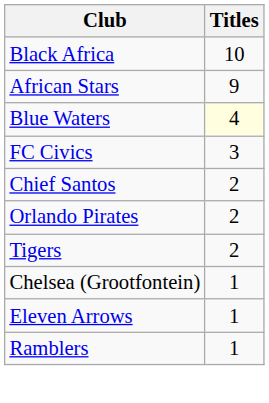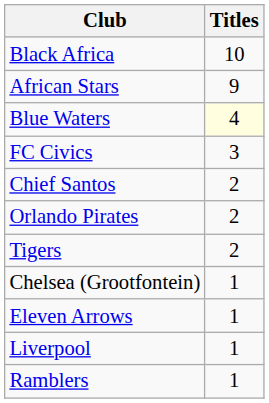+ row: (50, 348)
